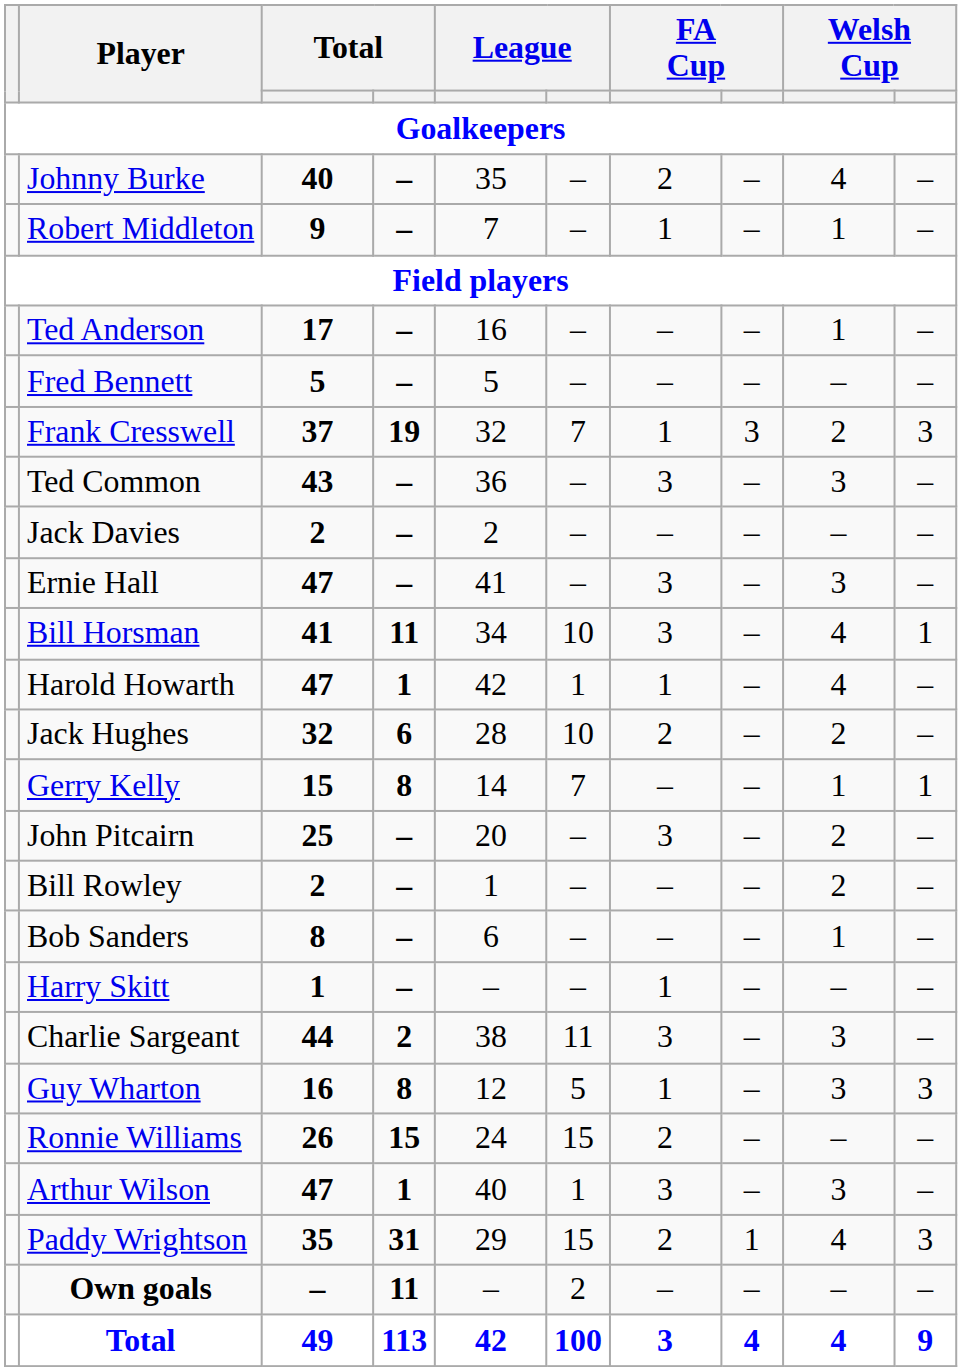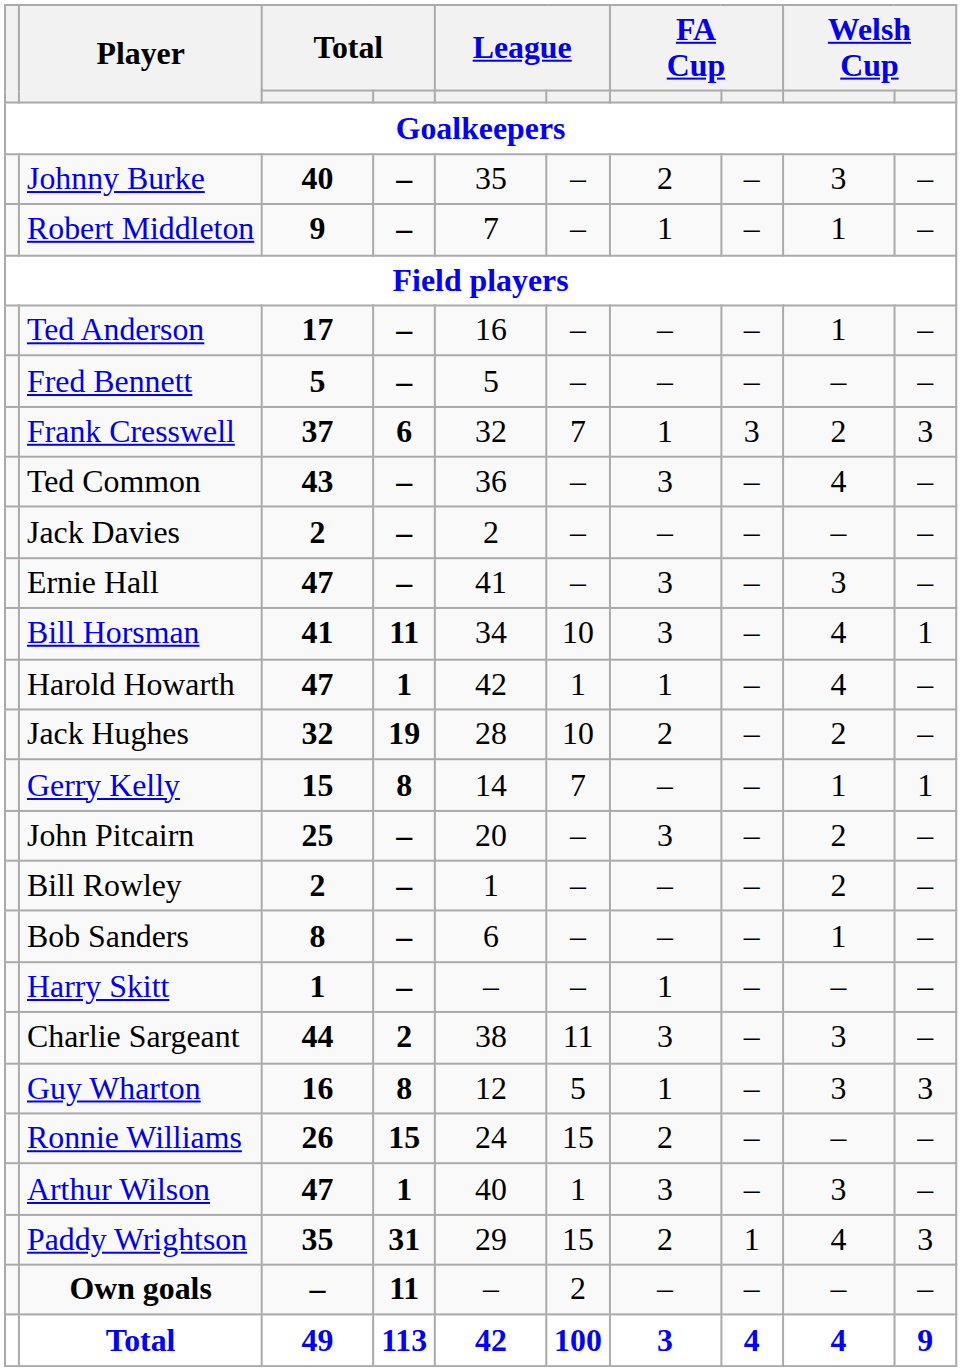(839, 178) 4 -> (839, 178) 3
(404, 431) 19 -> (404, 431) 6
(839, 481) 3 -> (839, 481) 4
(404, 734) 6 -> (404, 734) 19
